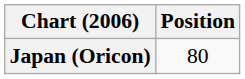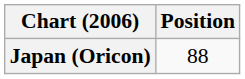(198, 55) 80 -> (198, 55) 88
